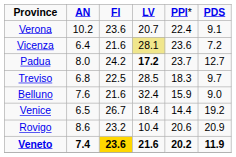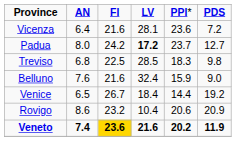- row: (35, 29)
(148, 45) khaki background -> (148, 29) no background
(215, 78) 9.7 -> (214, 62) 9.8
